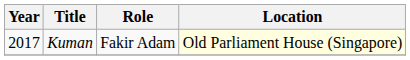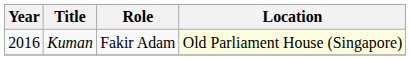(24, 42) 2017 -> (24, 42) 2016
